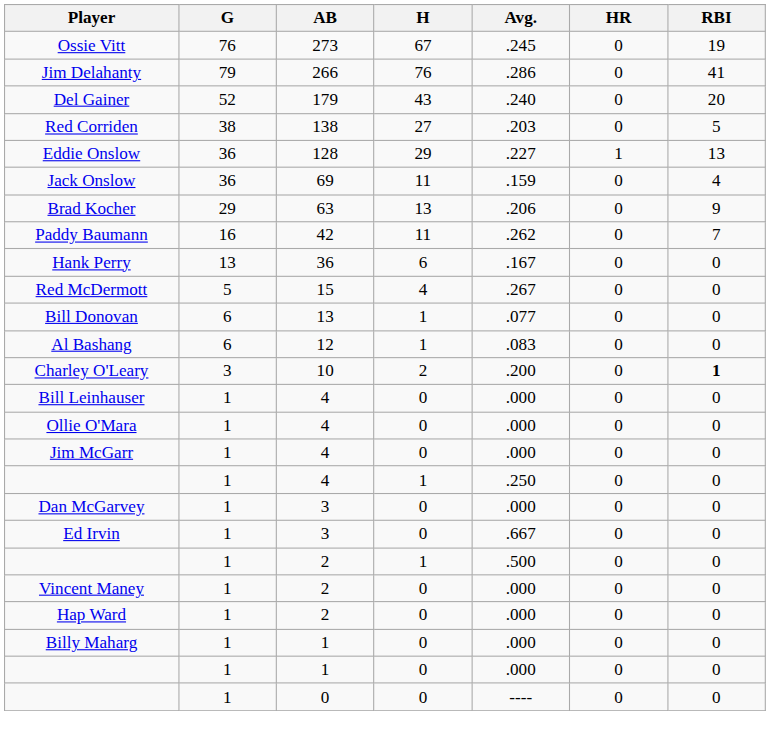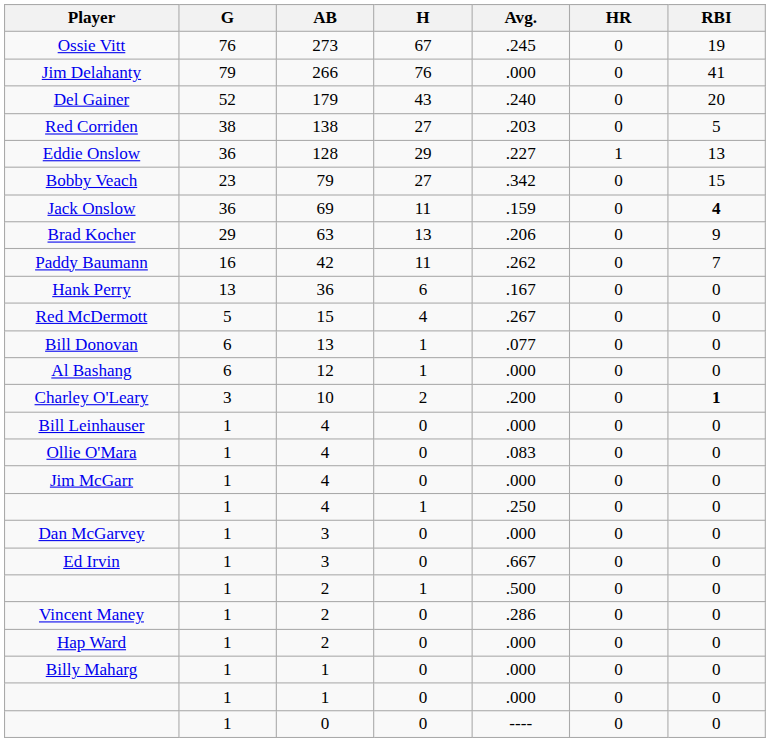(521, 72) .286 -> (521, 72) .000
+ row: (91, 180)
(716, 180) normal -> (716, 208) bold
(521, 343) .083 -> (521, 371) .000
(521, 425) .000 -> (521, 452) .083
(521, 588) .000 -> (521, 615) .286
